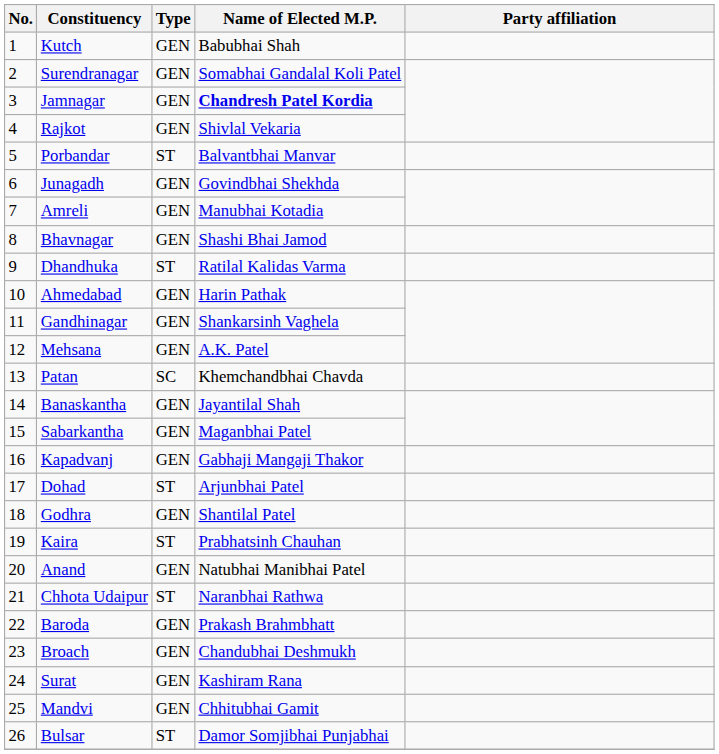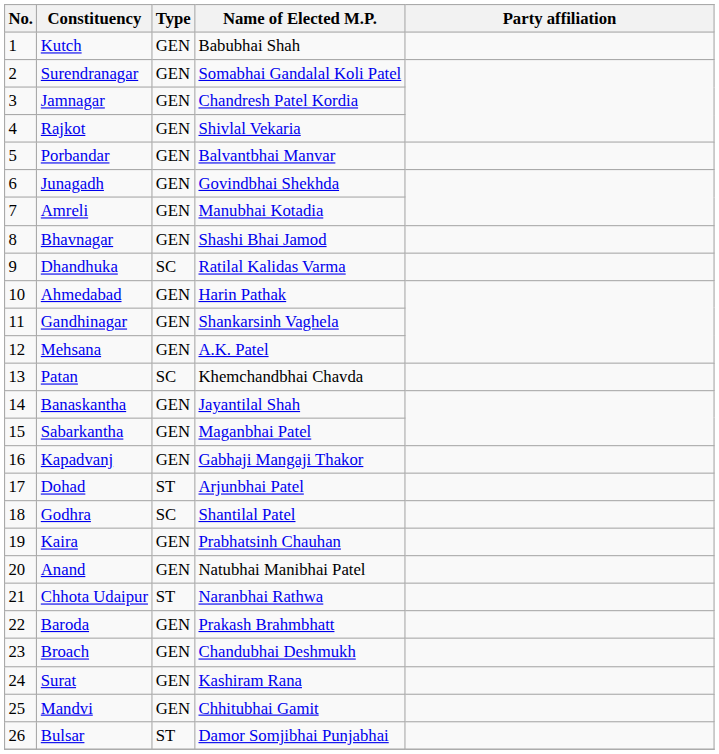(286, 101) bold -> (278, 101) normal
(166, 156) ST -> (173, 156) GEN
(166, 266) ST -> (166, 266) SC
(173, 514) GEN -> (166, 514) SC
(166, 542) ST -> (173, 542) GEN
